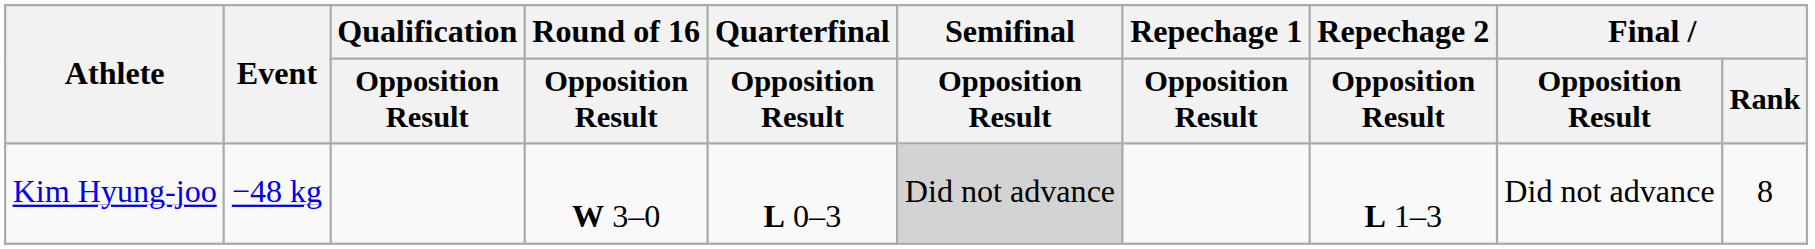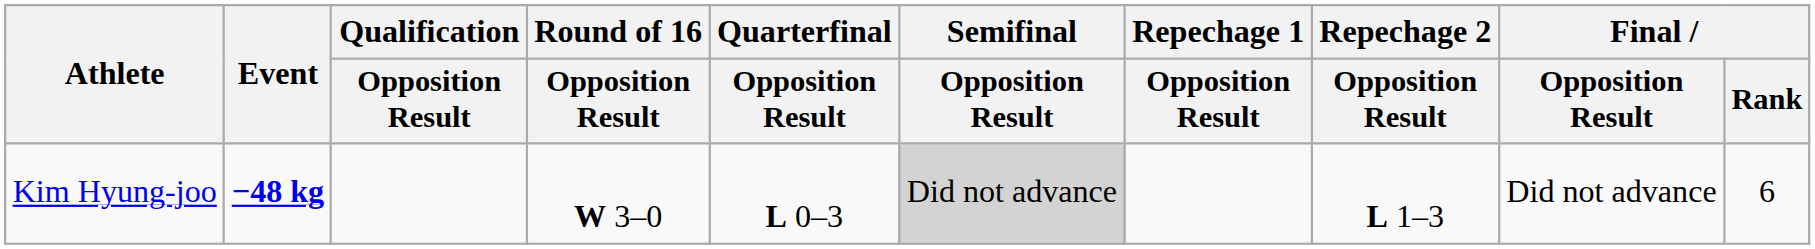(277, 193) normal -> (278, 193) bold
(1765, 193) 8 -> (1767, 193) 6
